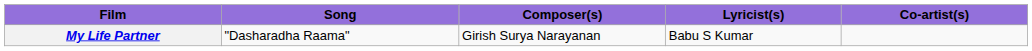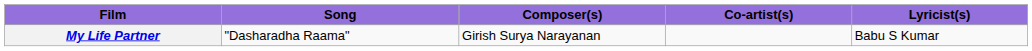columns swapped: (754, 14) <-> (934, 14)
